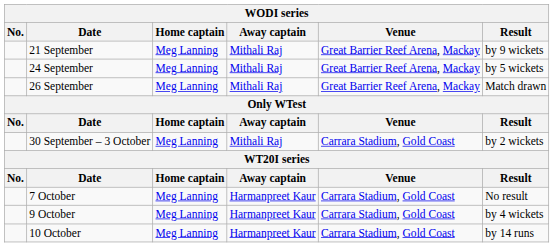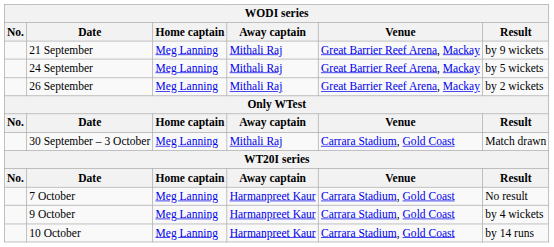(516, 86) Match drawn -> (514, 86) by 2 wickets
(514, 141) by 2 wickets -> (516, 141) Match drawn
